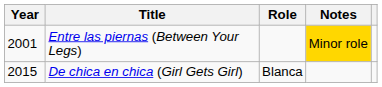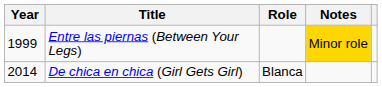(22, 43) 2001 -> (22, 43) 1999
(22, 72) 2015 -> (22, 72) 2014
